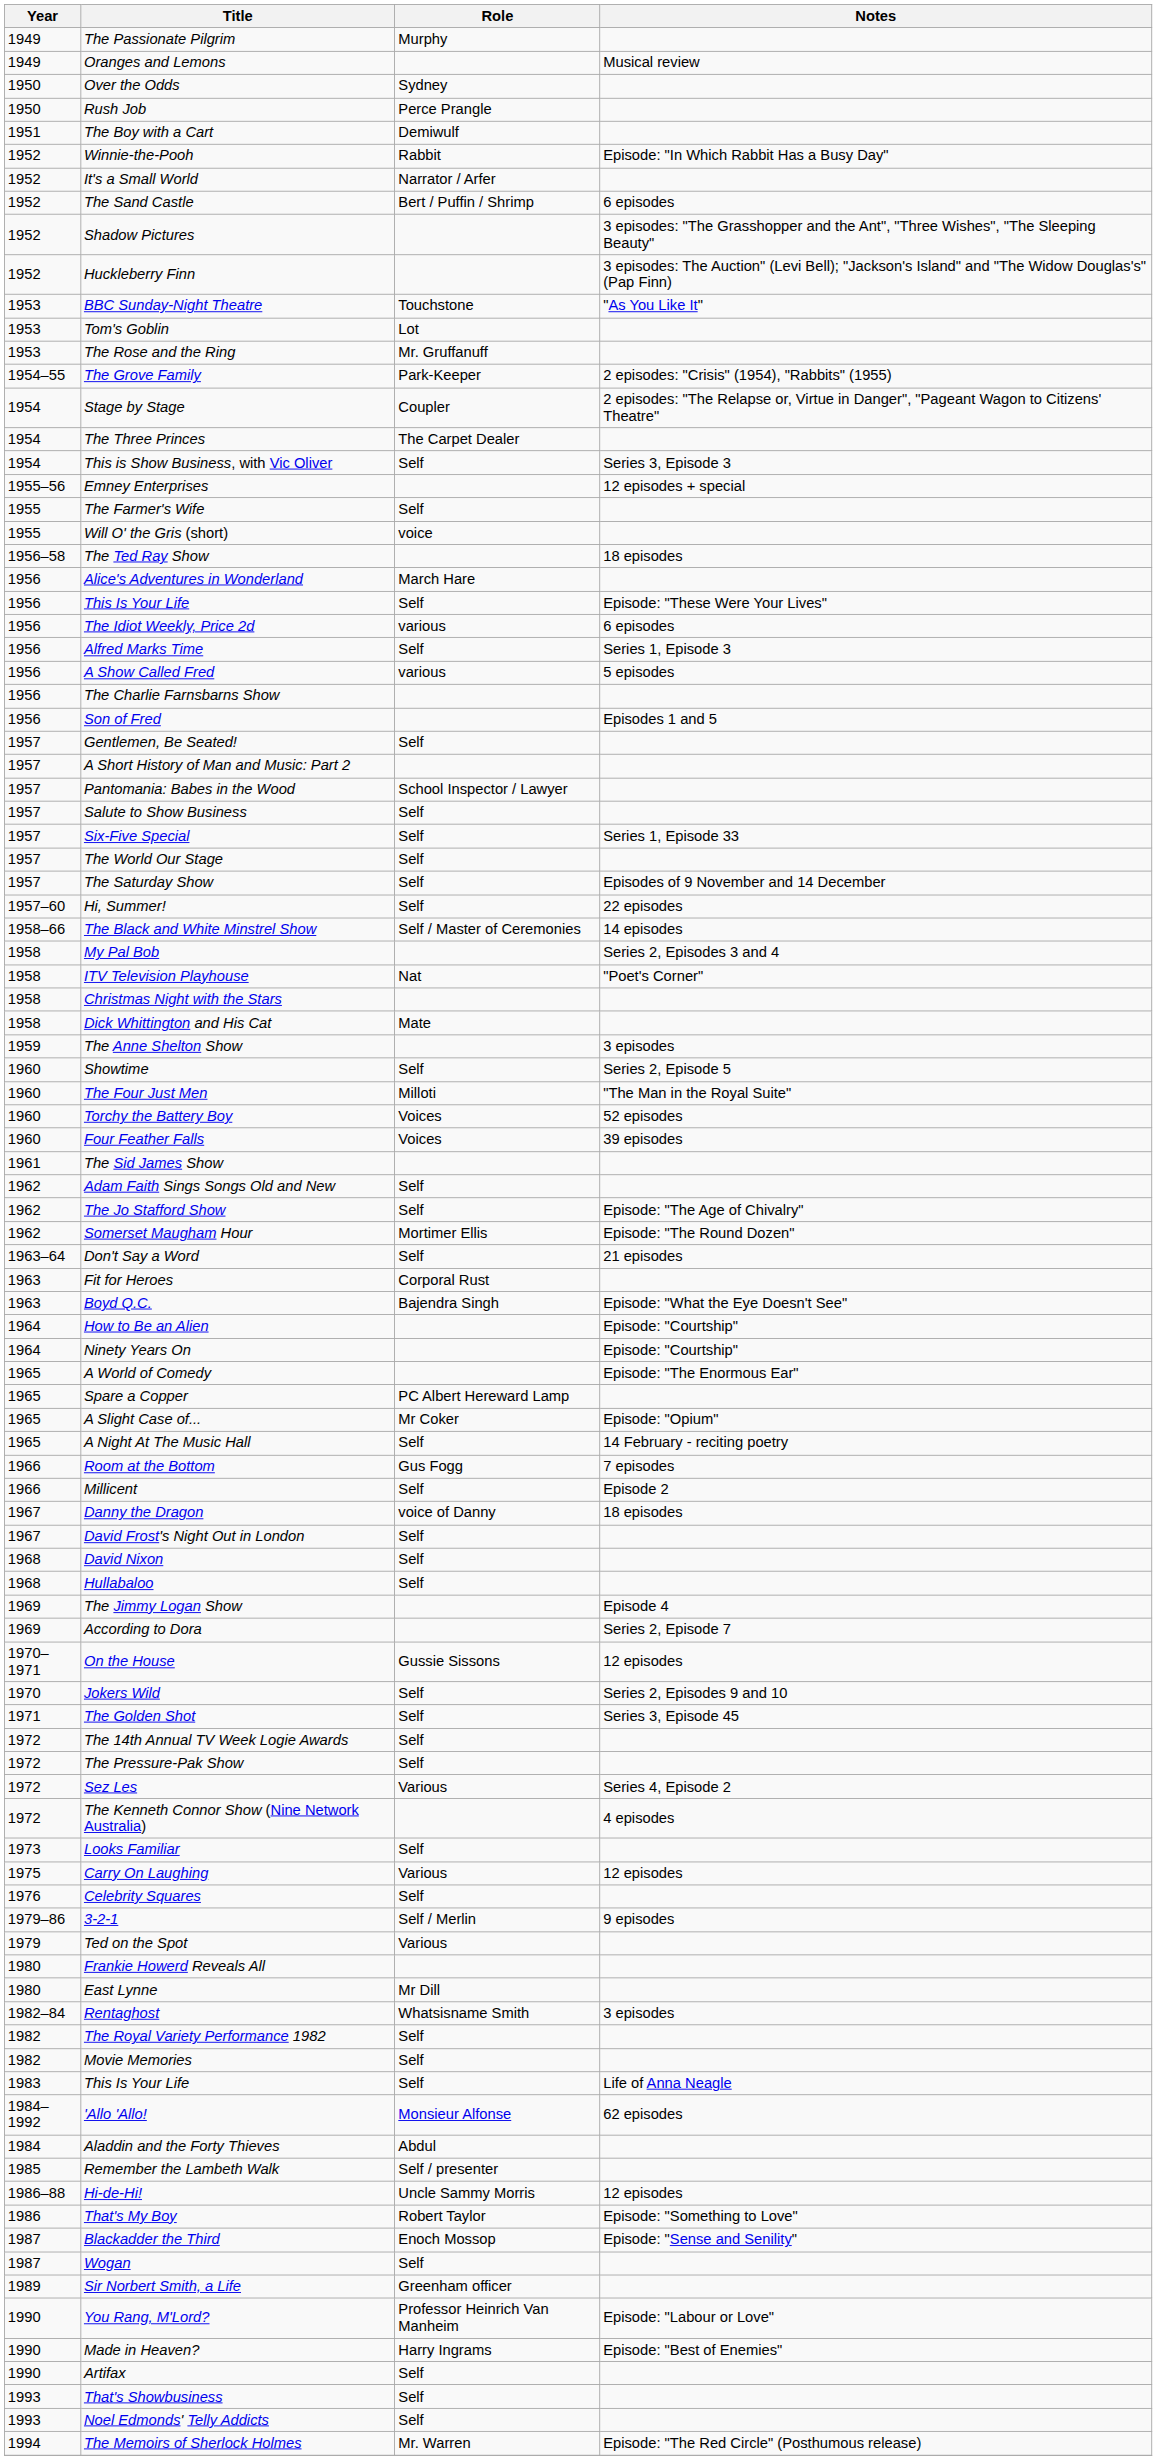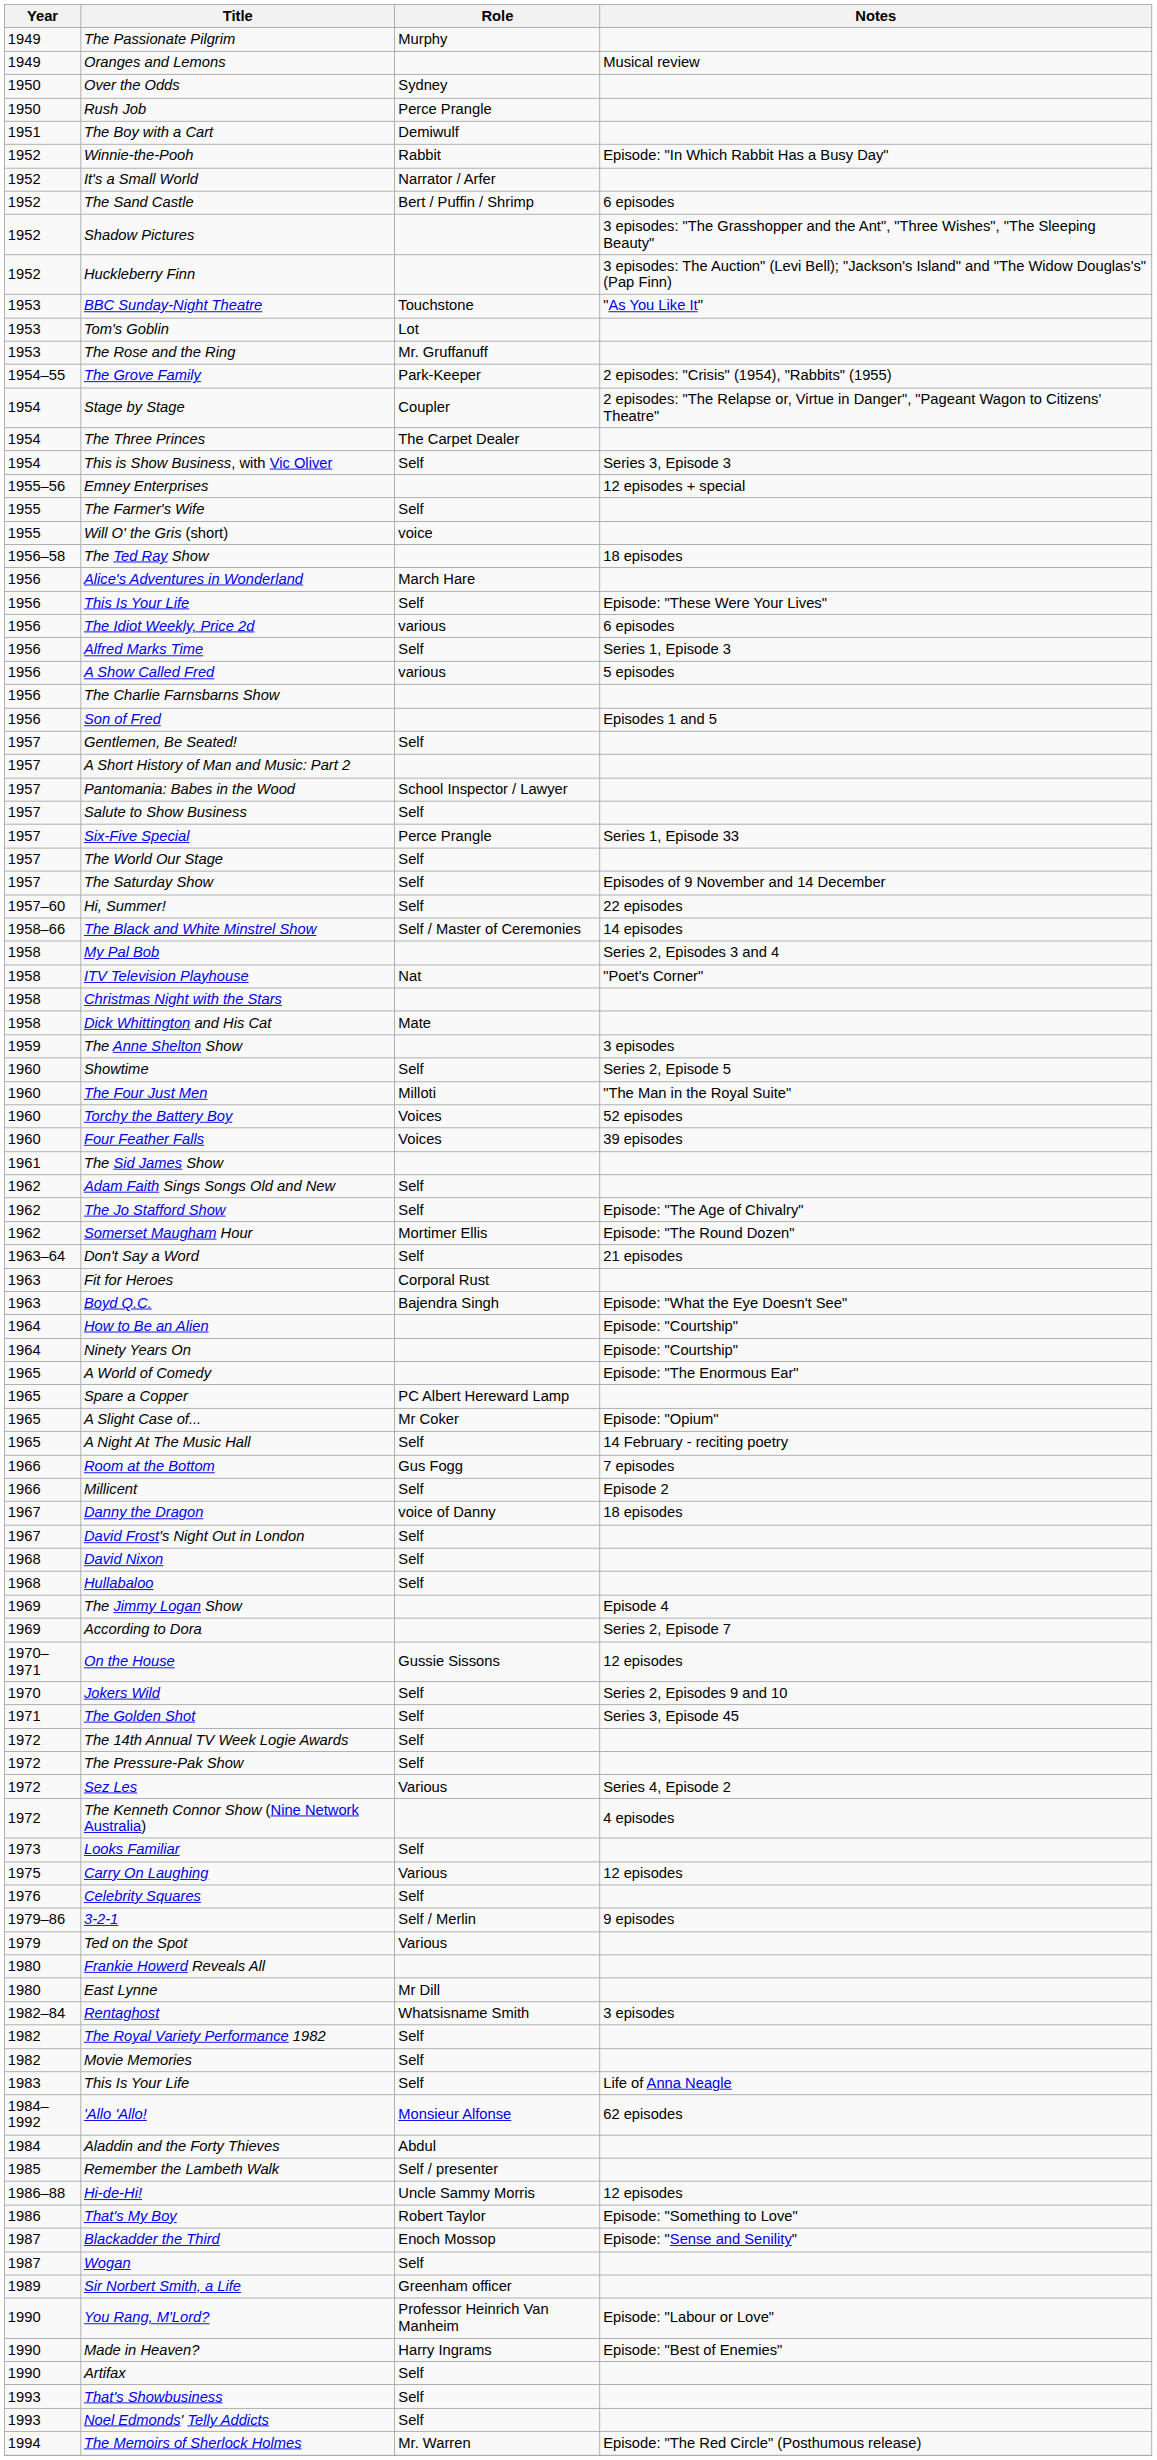(411, 836) Self -> (445, 836) Perce Prangle
